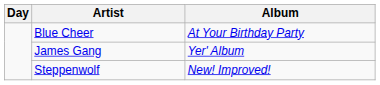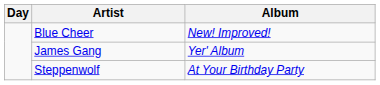(246, 32) At Your Birthday Party -> (229, 32) New! Improved!
(229, 70) New! Improved! -> (246, 70) At Your Birthday Party
